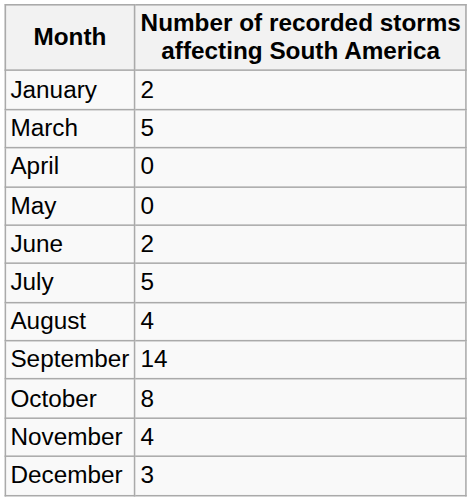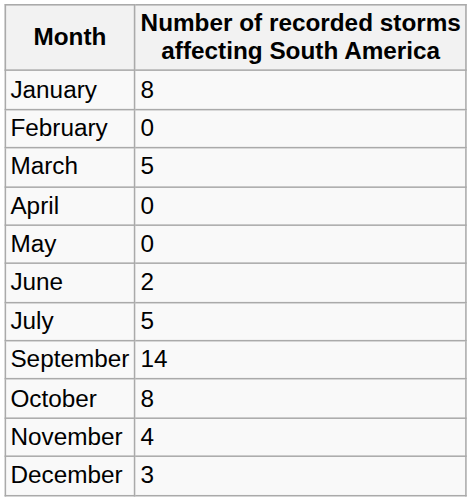(147, 89) 2 -> (147, 89) 8
+ row: (59, 128)
- row: (48, 321)
